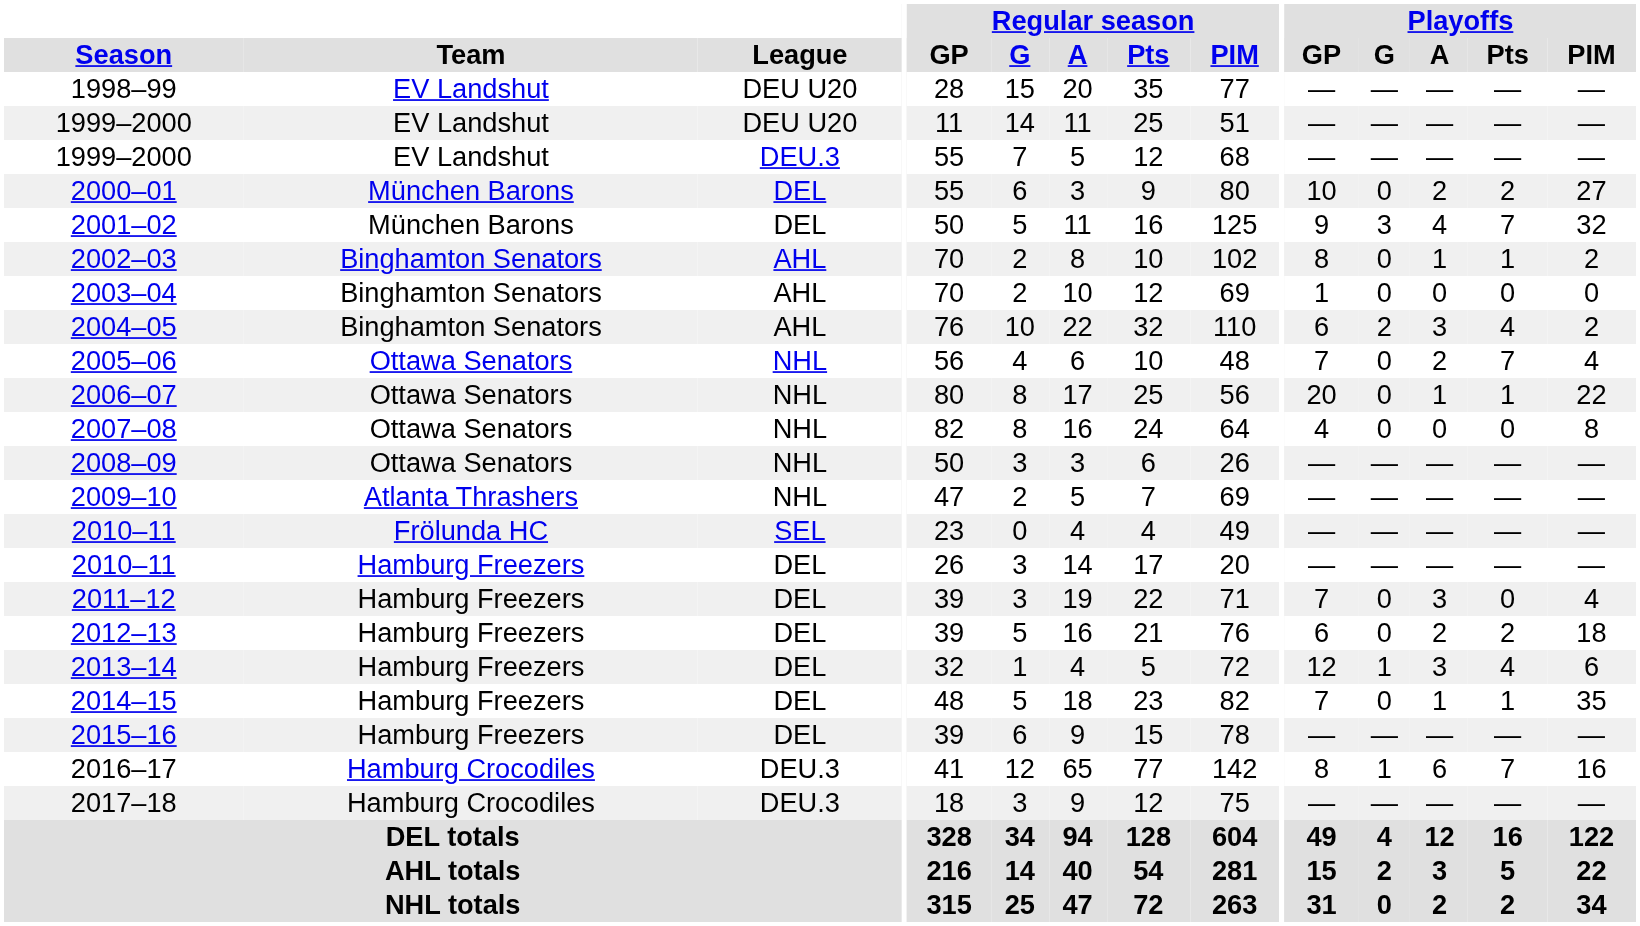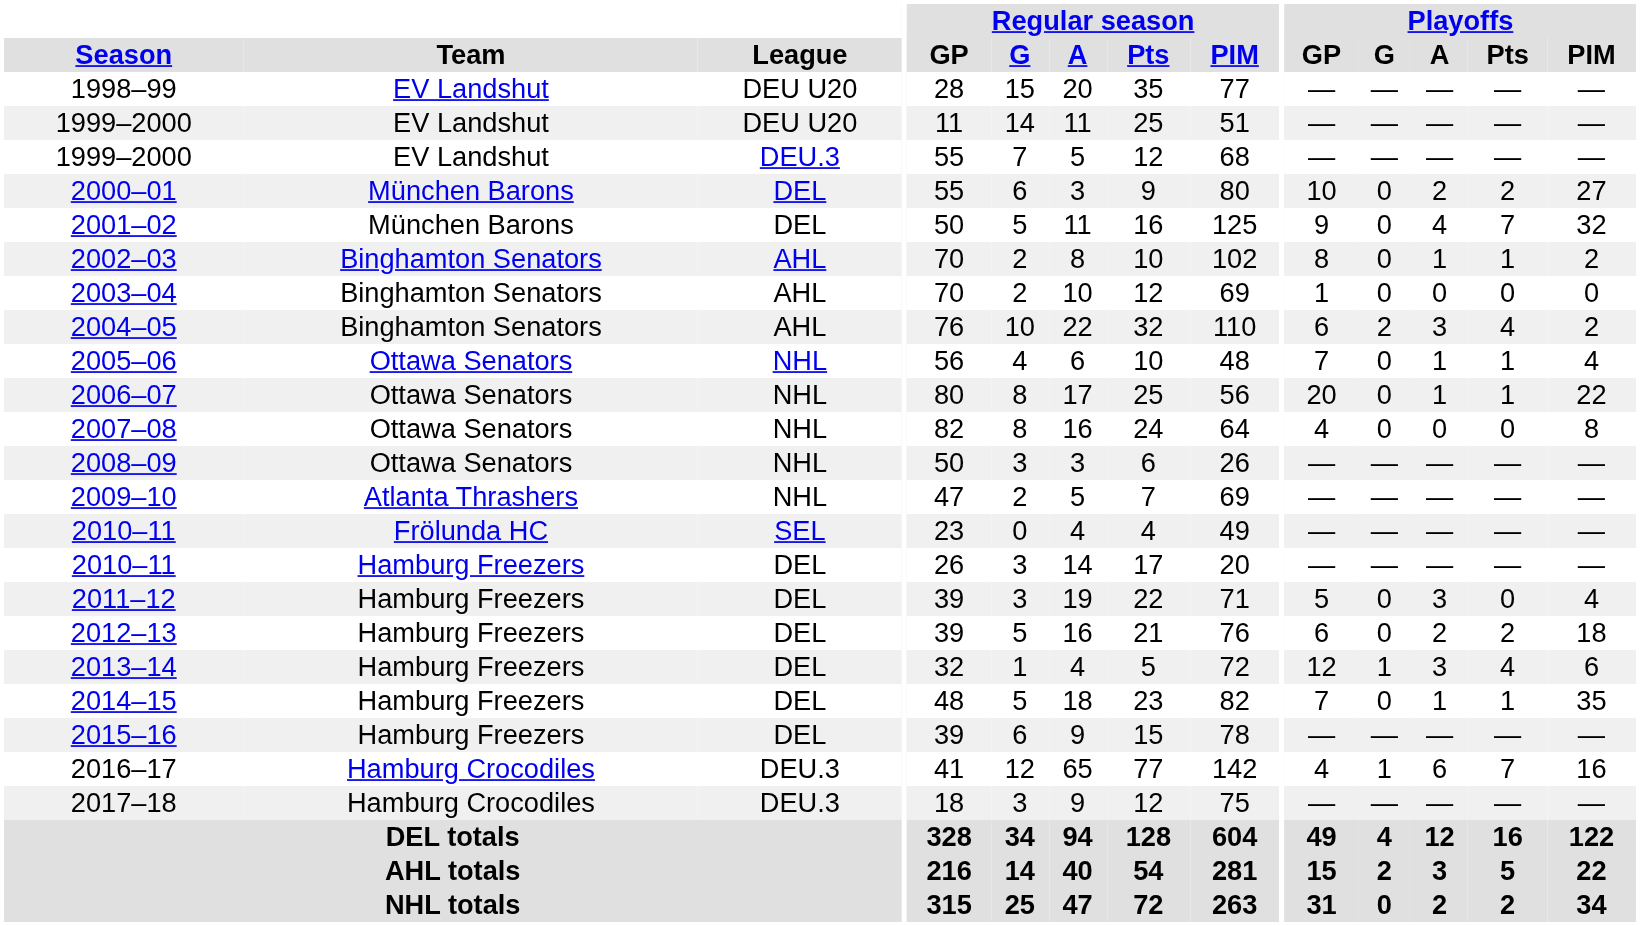(1384, 224) 3 -> (1384, 224) 0
(1440, 360) 2 -> (1440, 360) 1
(1508, 360) 7 -> (1508, 360) 1
(1322, 598) 7 -> (1322, 598) 5
(1322, 768) 8 -> (1322, 768) 4
